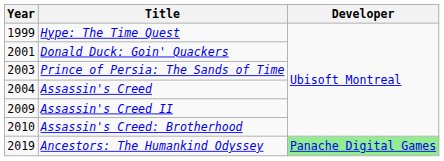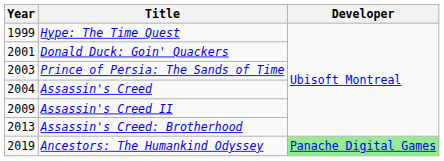(21, 127) 2010 -> (21, 127) 2013
